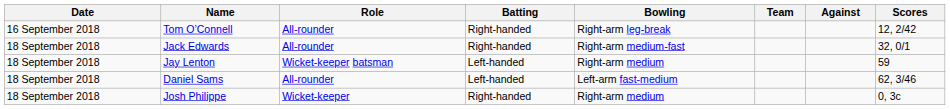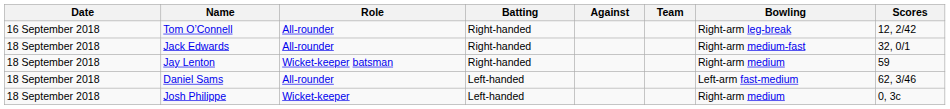columns swapped: (665, 12) <-> (841, 12)
(496, 63) Left-handed -> (500, 63) Right-handed
(500, 96) Right-handed -> (496, 96) Left-handed
